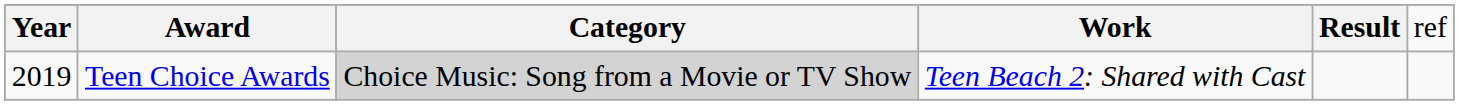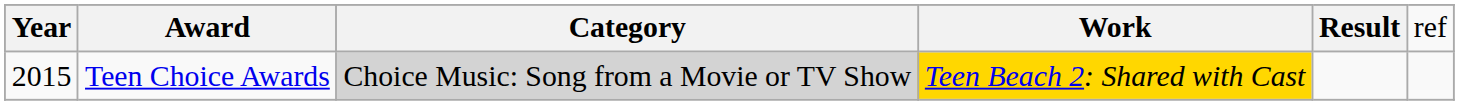(42, 75) 2019 -> (42, 75) 2015
(1115, 75) no background -> (1115, 75) gold background
